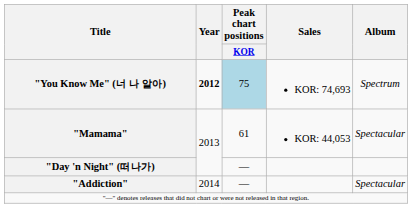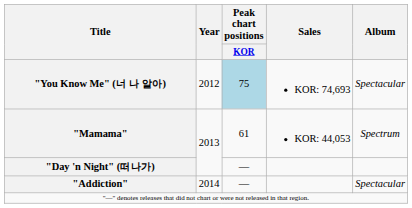(209, 84) bold -> (209, 84) normal
(380, 84) Spectrum -> (380, 84) Spectacular
(380, 133) Spectacular -> (380, 133) Spectrum
